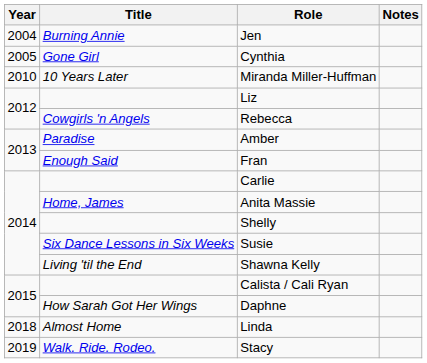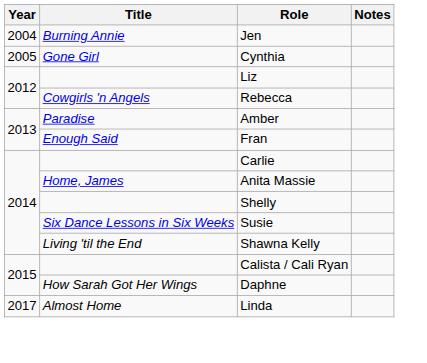- row: (308, 77)
(22, 327) 2018 -> (22, 306) 2017
- row: (257, 347)
